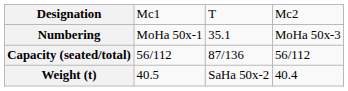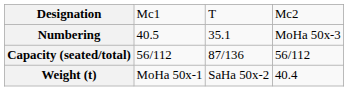(169, 34) MoHa 50x-1 -> (148, 34) 40.5
(148, 75) 40.5 -> (169, 75) MoHa 50x-1
